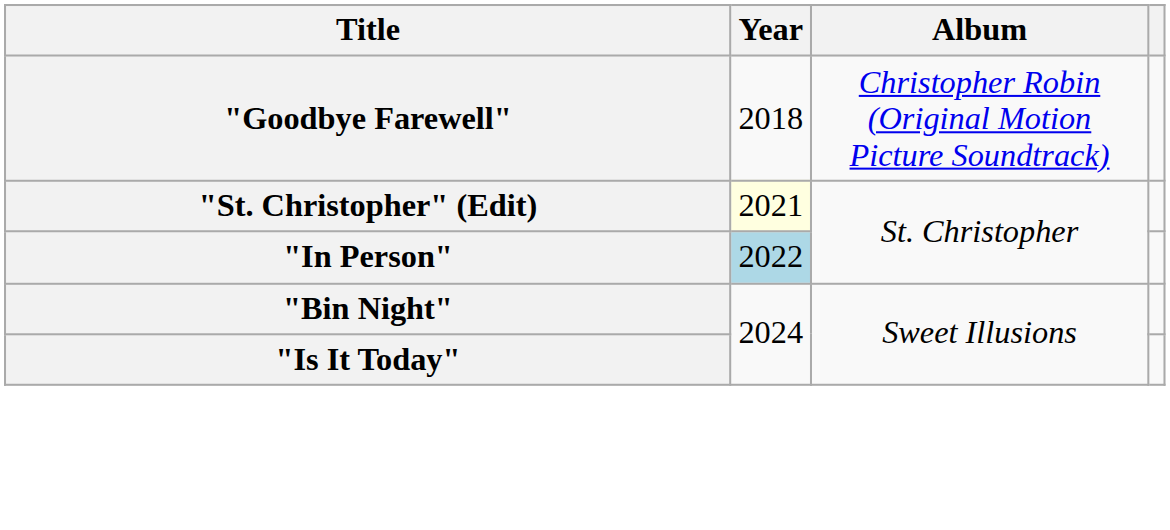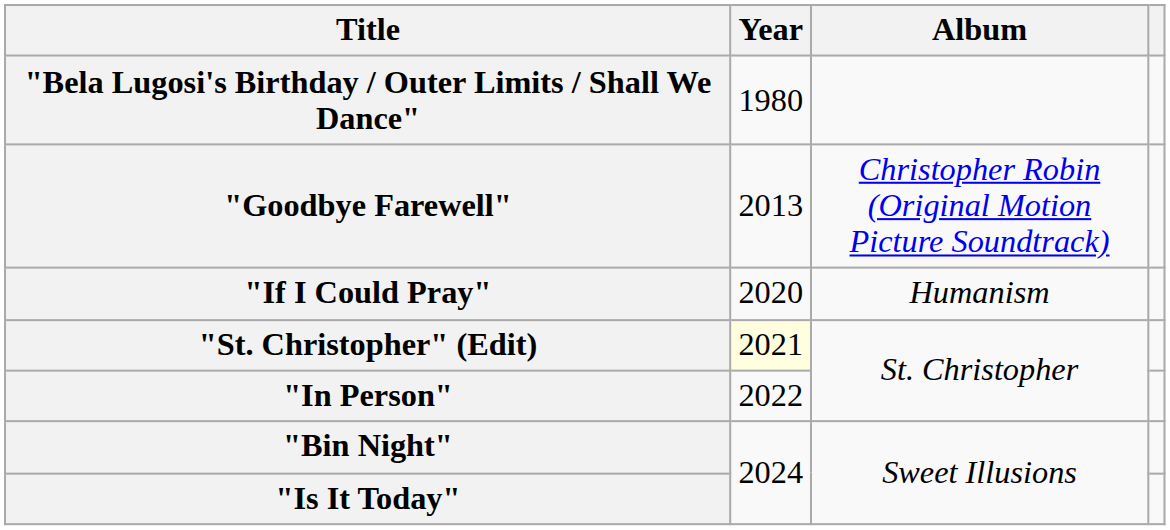+ row: (368, 99)
(771, 117) 2018 -> (771, 205) 2013
+ row: (368, 292)
(771, 256) lightblue background -> (771, 395) no background
